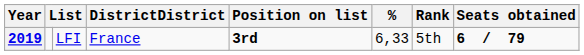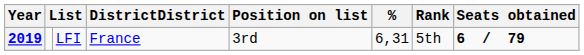(245, 39) bold -> (245, 39) normal
(392, 39) 6,33 -> (392, 39) 6,31
